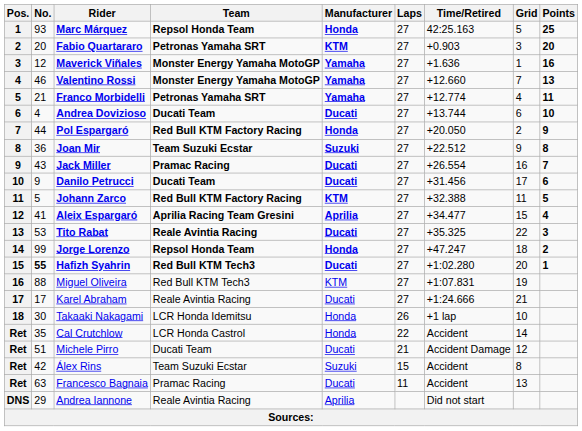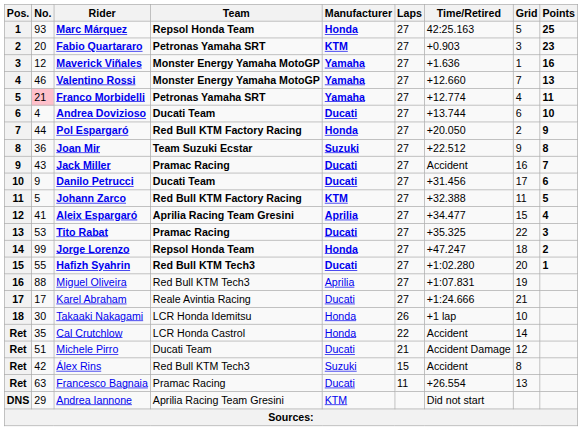(548, 47) 20 -> (548, 47) 23
(40, 97) no background -> (40, 97) pink background
(446, 165) +26.554 -> (447, 165) Accident
(205, 232) Reale Avintia Racing -> (191, 232) Pramac Racing
(40, 266) bold -> (40, 266) normal
(336, 282) KTM -> (340, 282) Aprilia
(200, 367) Team Suzuki Ecstar -> (201, 367) Red Bull KTM Tech3
(447, 384) Accident -> (446, 384) +26.554
(202, 400) Reale Avintia Racing -> (218, 400) Aprilia Racing Team Gresini
(340, 400) Aprilia -> (336, 400) KTM
